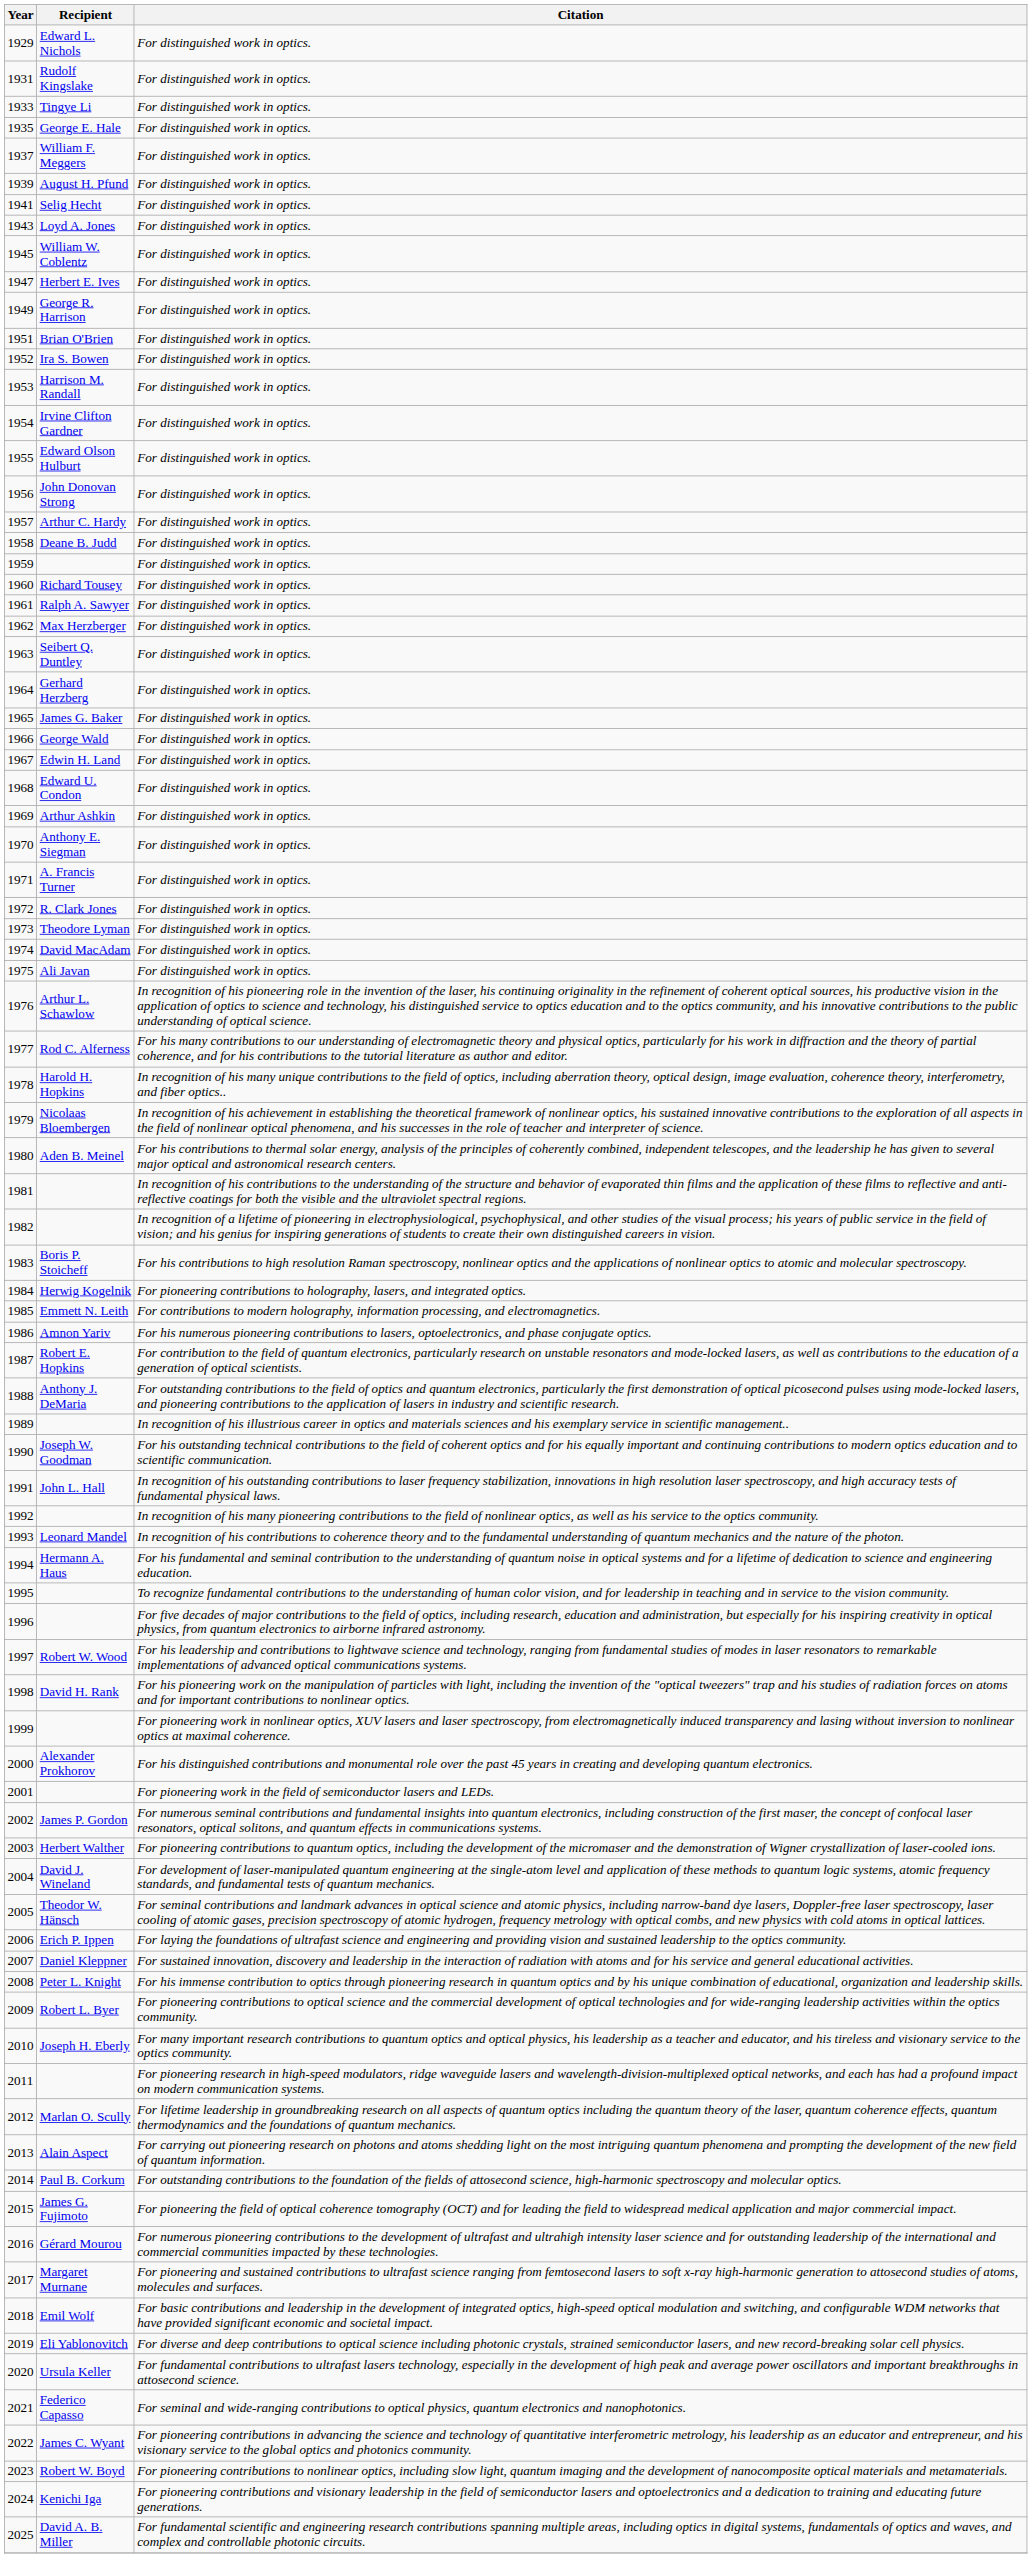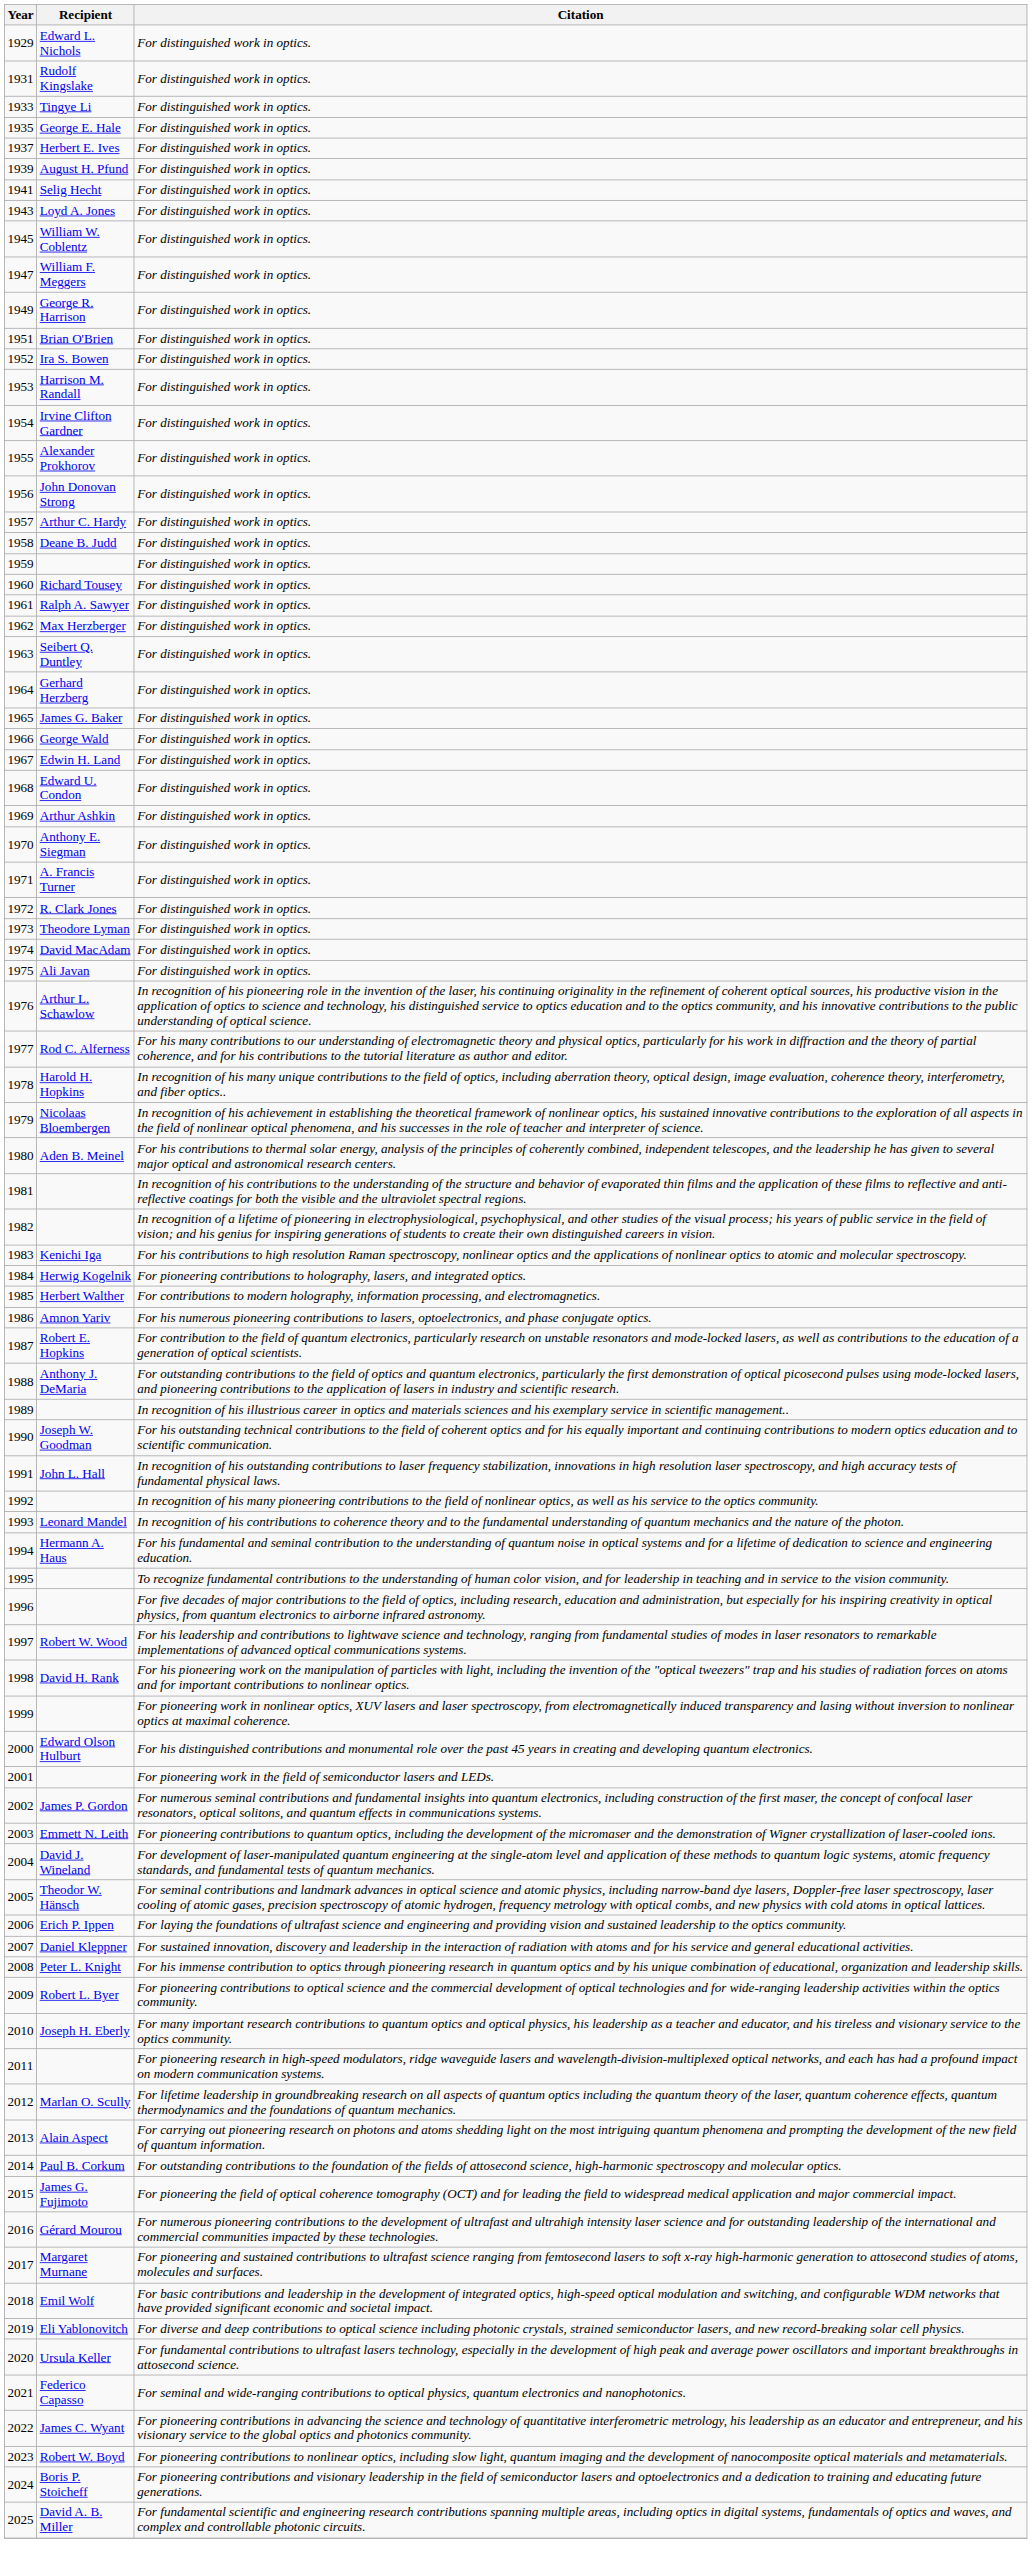(67, 155) William F. Meggers -> (80, 148) Herbert E. Ives
(80, 282) Herbert E. Ives -> (67, 274) William F. Meggers
(77, 458) Edward Olson Hulburt -> (67, 458) Alexander Prokhorov
(64, 1262) Boris P. Stoicheff -> (71, 1255) Kenichi Iga
(84, 1311) Emmett N. Leith -> (82, 1296) Herbert Walther
(67, 1763) Alexander Prokhorov -> (77, 1749) Edward Olson Hulburt
(82, 1848) Herbert Walther -> (84, 1833) Emmett N. Leith
(71, 2499) Kenichi Iga -> (64, 2484) Boris P. Stoicheff
